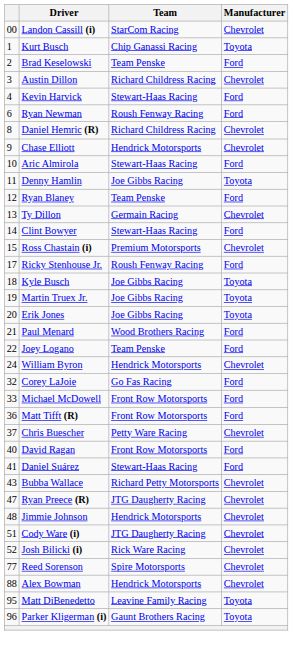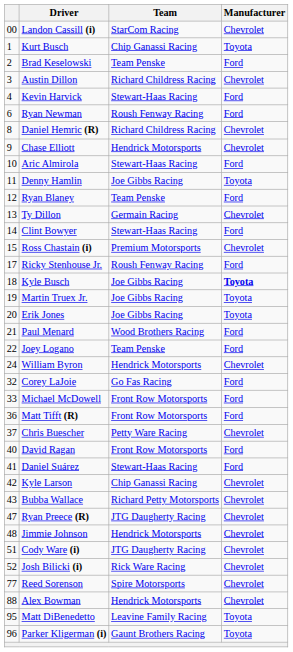(238, 281) normal -> (239, 281) bold
+ row: (47, 483)
